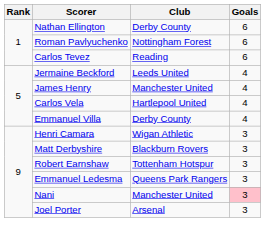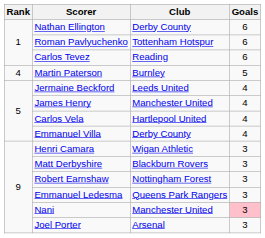(172, 42) Nottingham Forest -> (173, 42) Tottenham Hotspur
+ row: (68, 73)
(173, 164) Tottenham Hotspur -> (172, 179) Nottingham Forest
